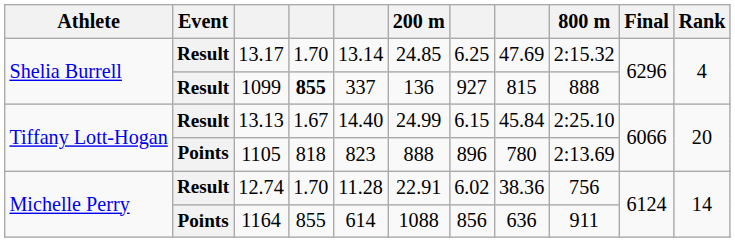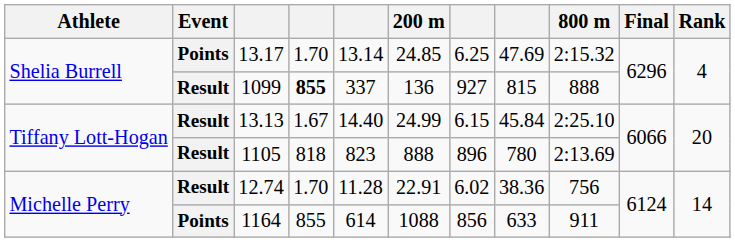(203, 54) Result -> (203, 54) Points
(203, 154) Points -> (203, 154) Result
(522, 221) 636 -> (522, 221) 633
